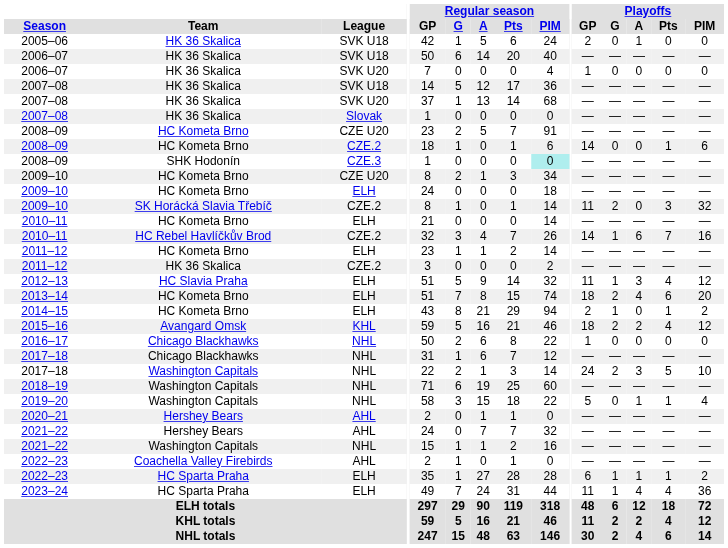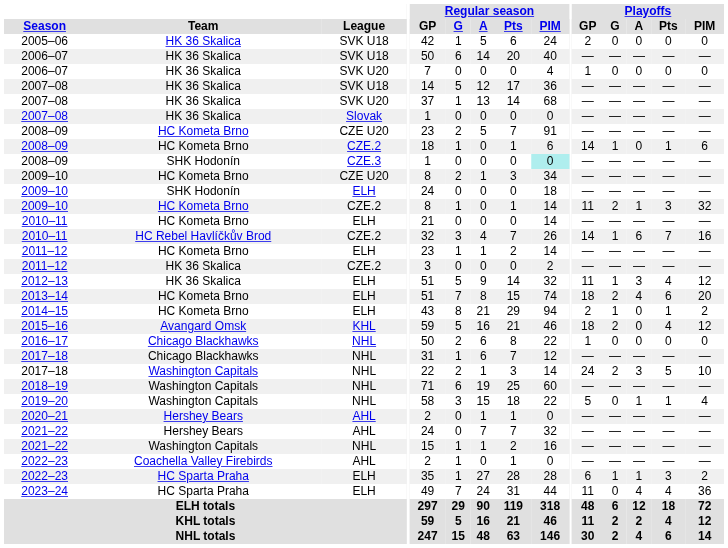(639, 41) 1 -> (639, 41) 0
(615, 146) 0 -> (615, 146) 1
(203, 191) HC Kometa Brno -> (203, 191) SHK Hodonín
(203, 206) SK Horácká Slavia Třebíč -> (203, 206) HC Kometa Brno
(639, 206) 0 -> (639, 206) 1
(203, 281) HC Slavia Praha -> (203, 281) HK 36 Skalica
(639, 326) 2 -> (639, 326) 0
(668, 476) 1 -> (668, 476) 3
(615, 491) 1 -> (615, 491) 0
